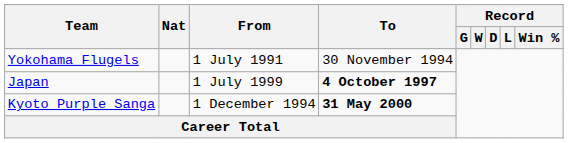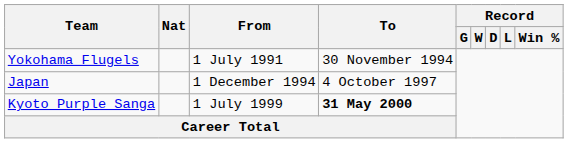(238, 82) 1 July 1999 -> (254, 82) 1 December 1994
(380, 82) bold -> (380, 82) normal
(254, 105) 1 December 1994 -> (238, 105) 1 July 1999
